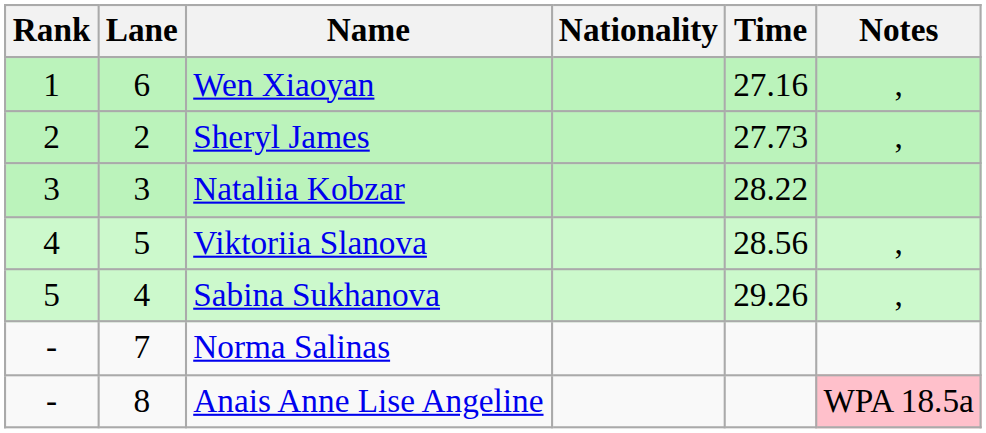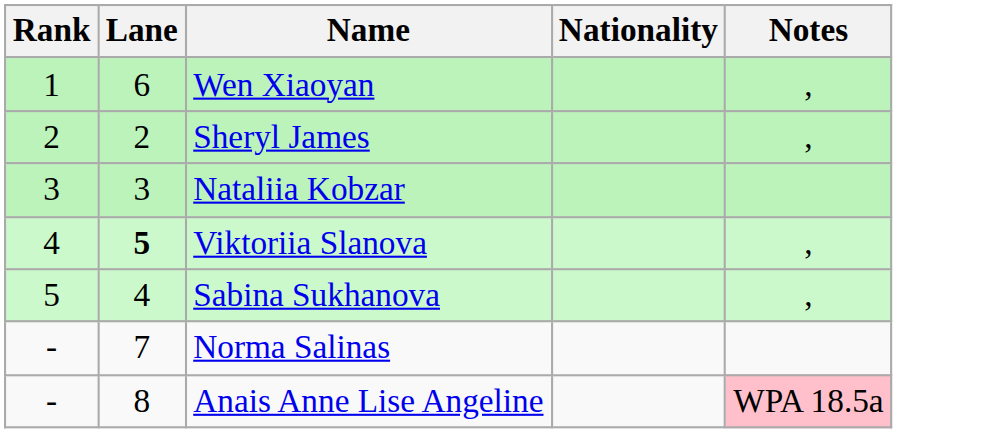- column: (771, 30)
(142, 242) normal -> (142, 242) bold
